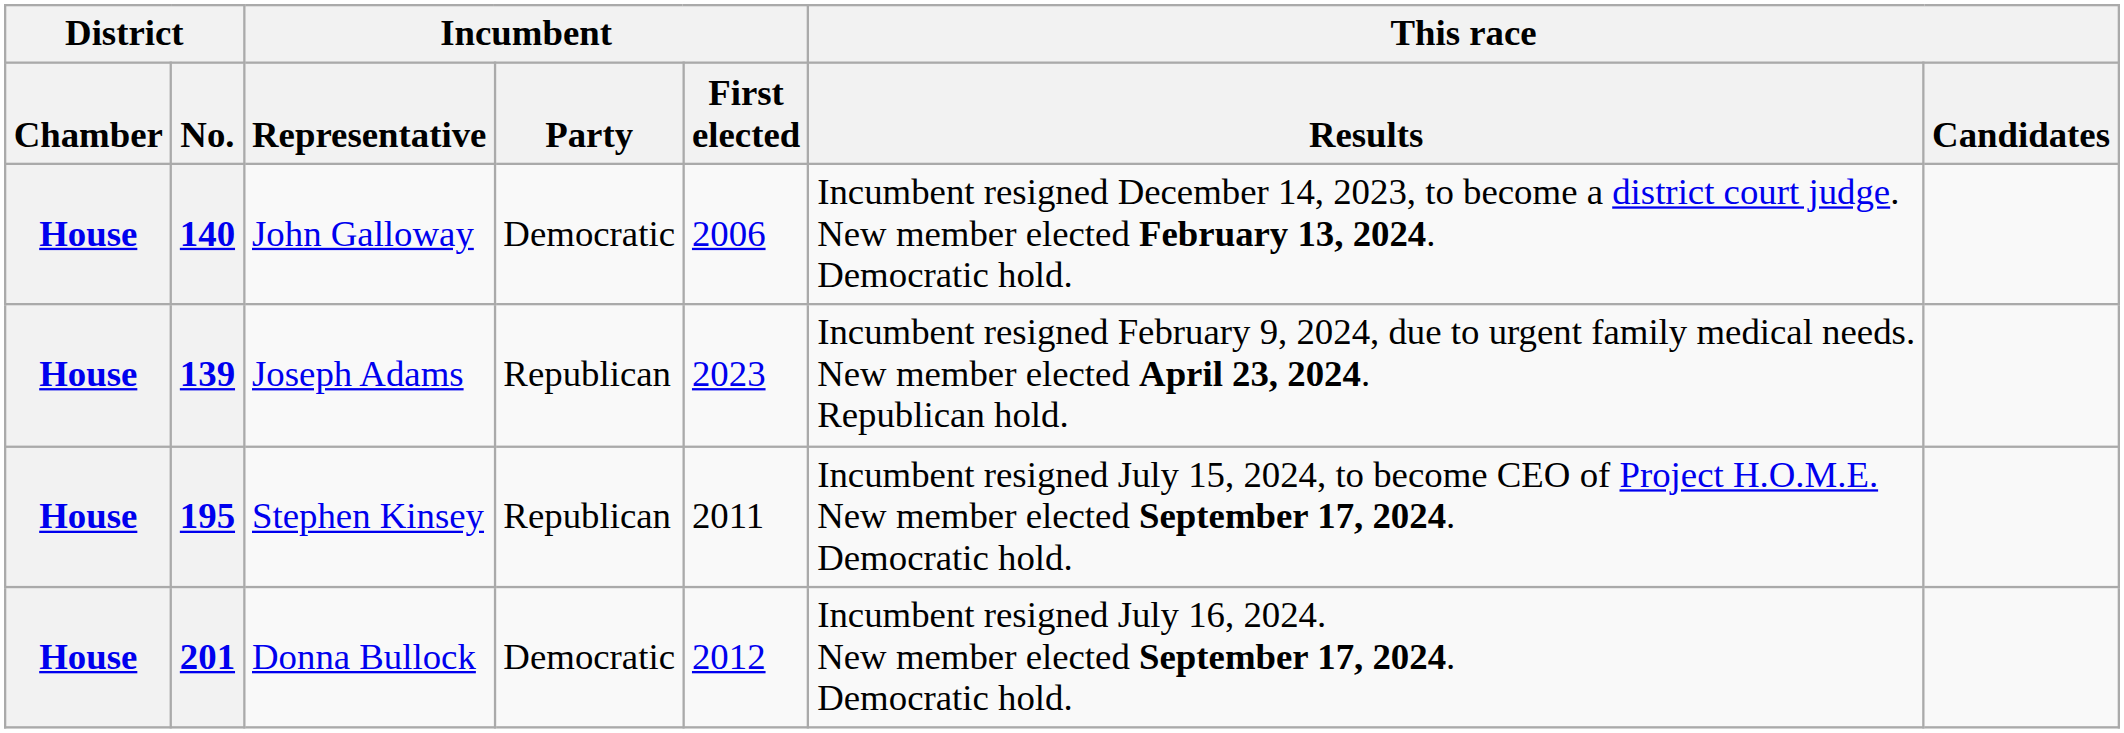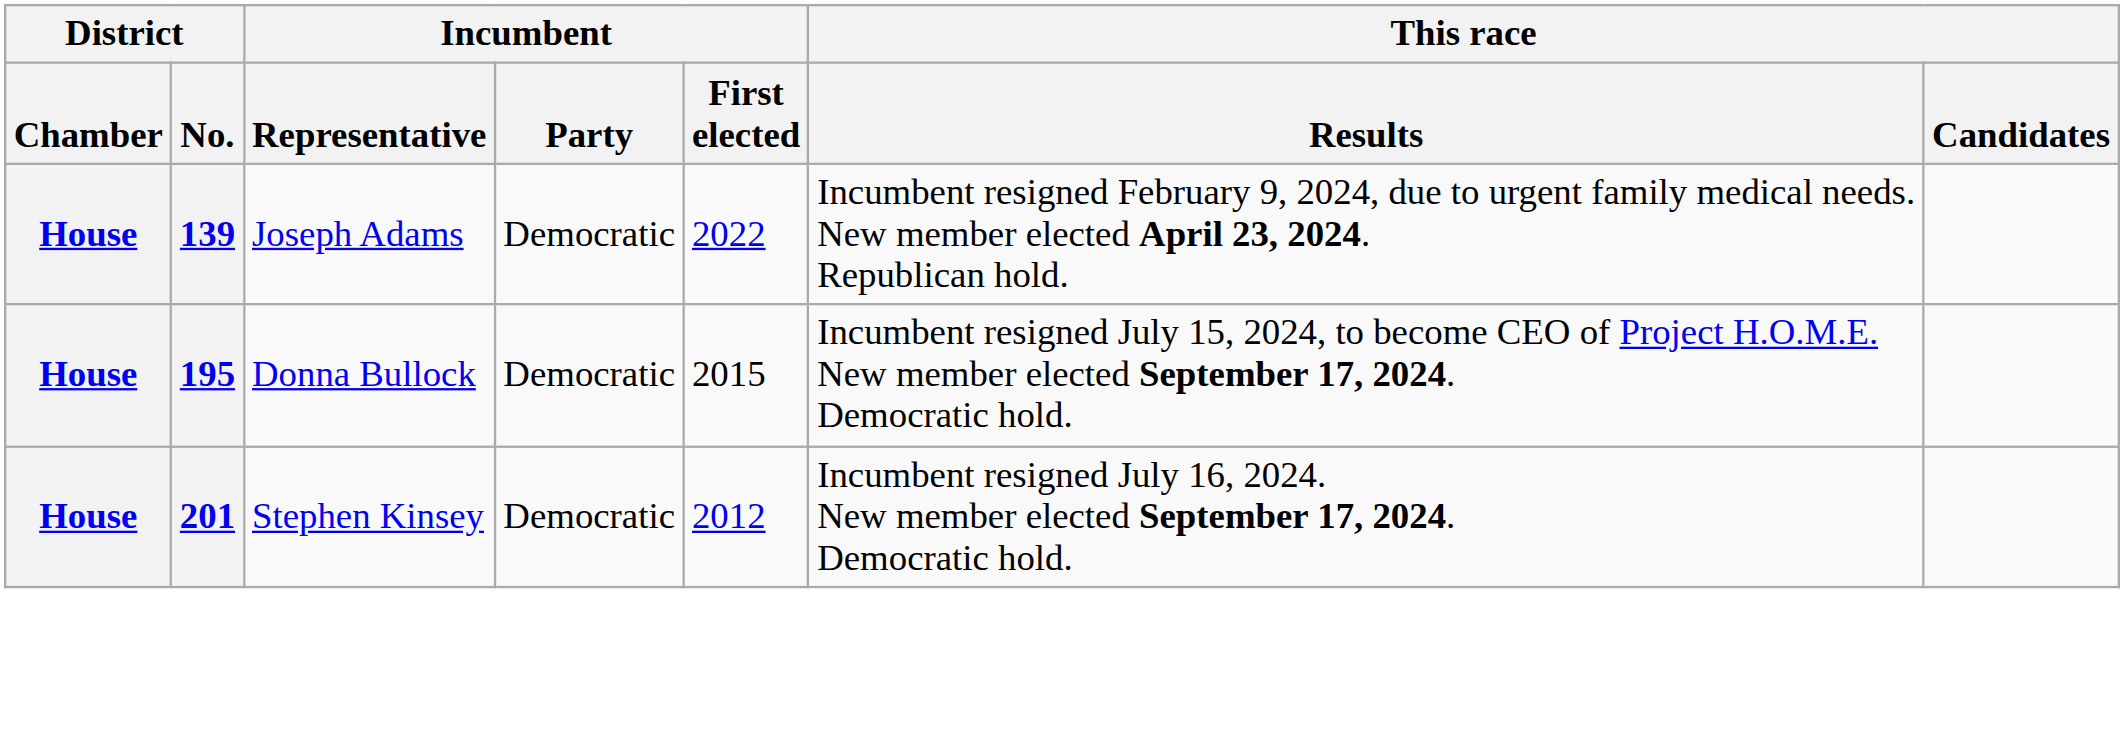- row: (207, 233)
(587, 374) Republican -> (589, 233) Democratic
(729, 374) 2023 -> (729, 233) 2022
(368, 515) Stephen Kinsey -> (364, 374) Donna Bullock
(587, 515) Republican -> (589, 374) Democratic
(728, 515) 2011 -> (729, 374) 2015
(364, 656) Donna Bullock -> (368, 515) Stephen Kinsey
